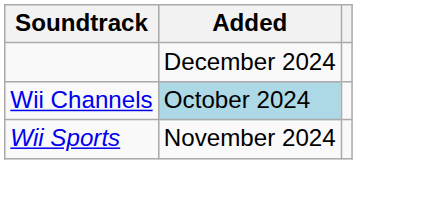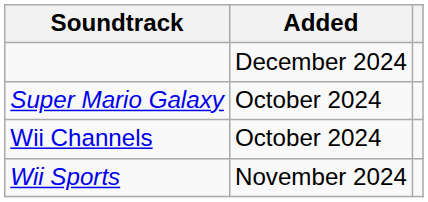+ row: (117, 100)
(237, 100) lightblue background -> (308, 138) no background
